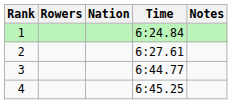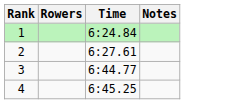- column: (109, 14)
